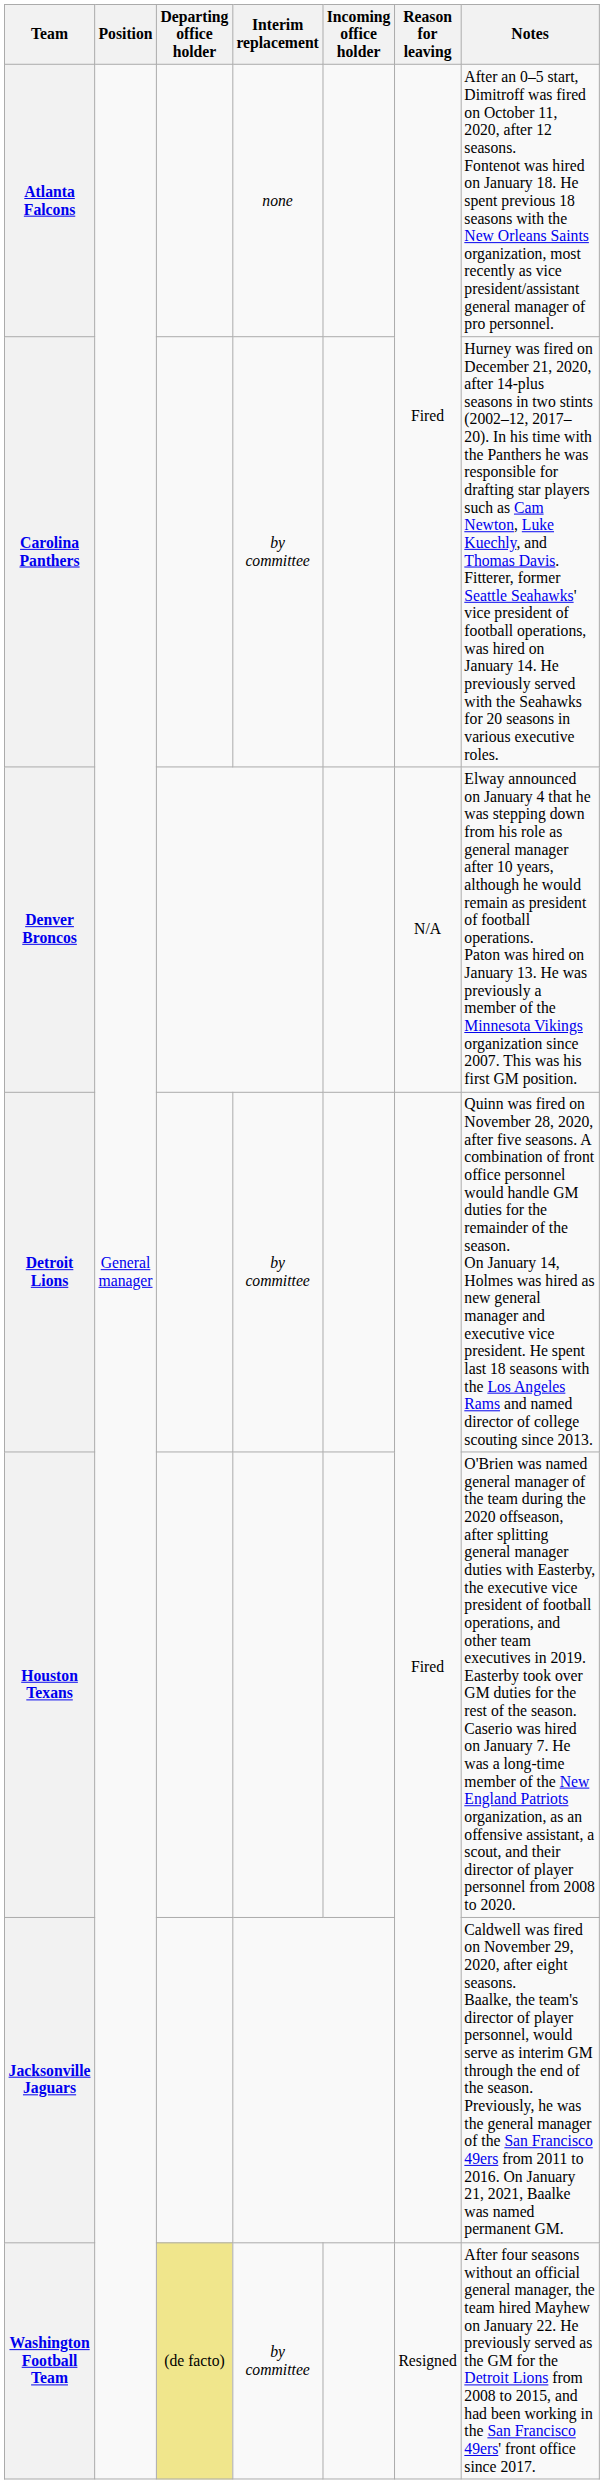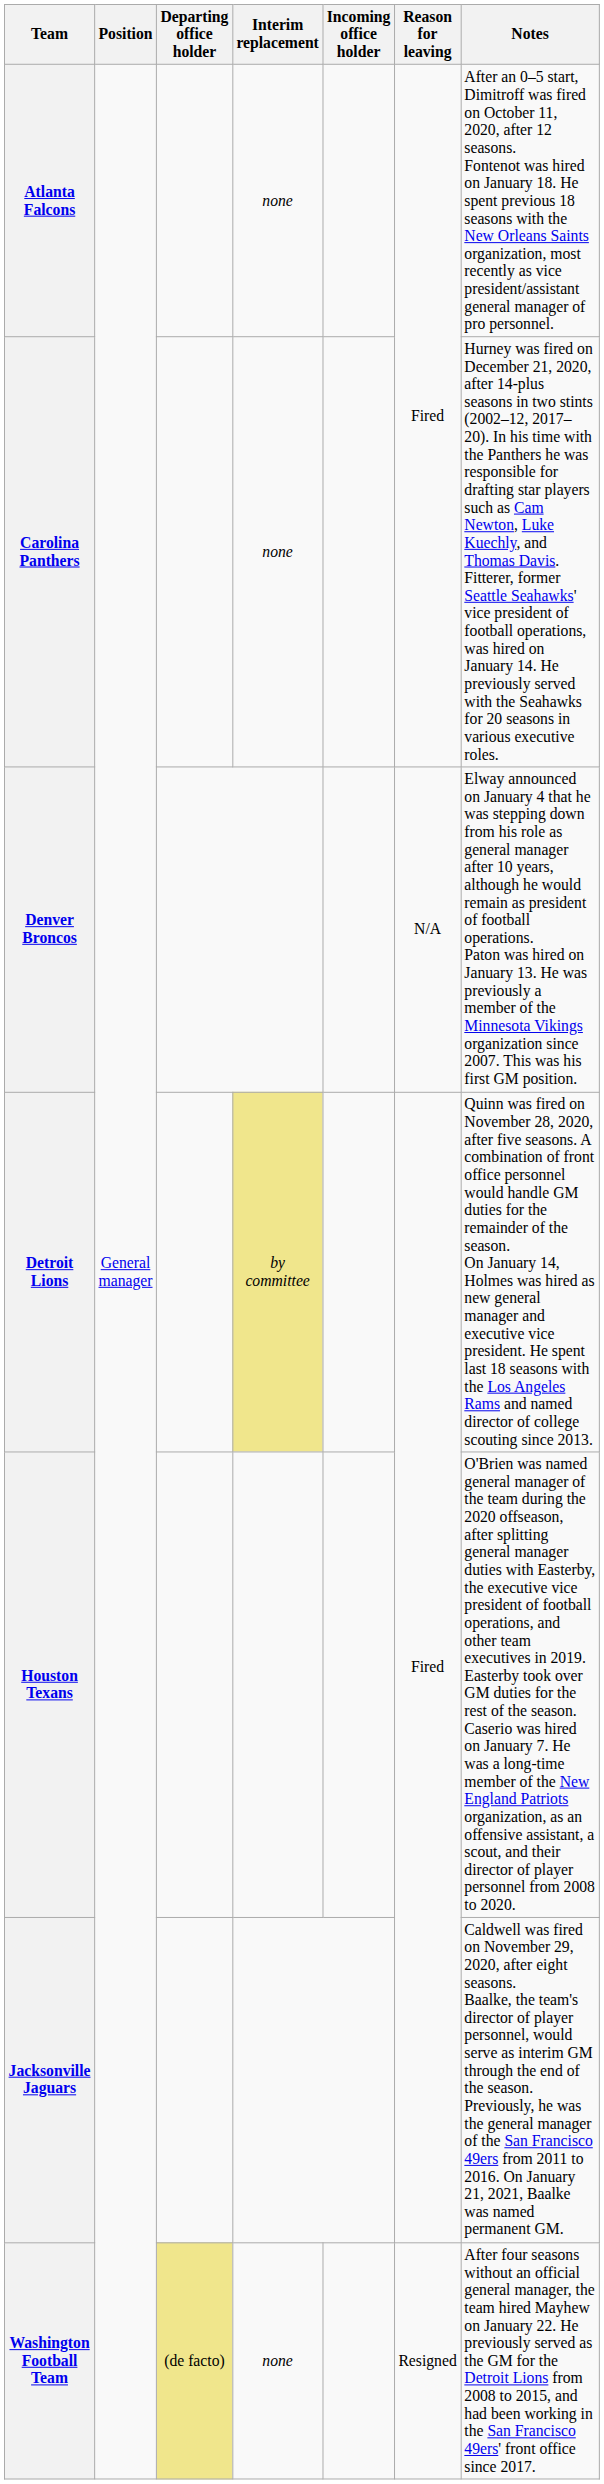(278, 551) by committee -> (278, 551) none
(278, 1271) no background -> (278, 1271) khaki background
(278, 2360) by committee -> (278, 2360) none
